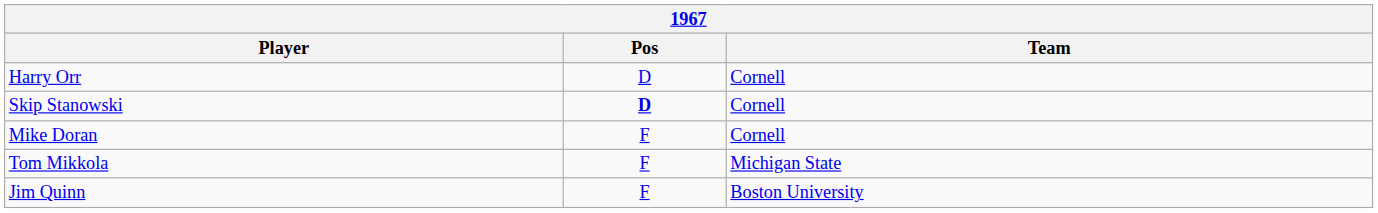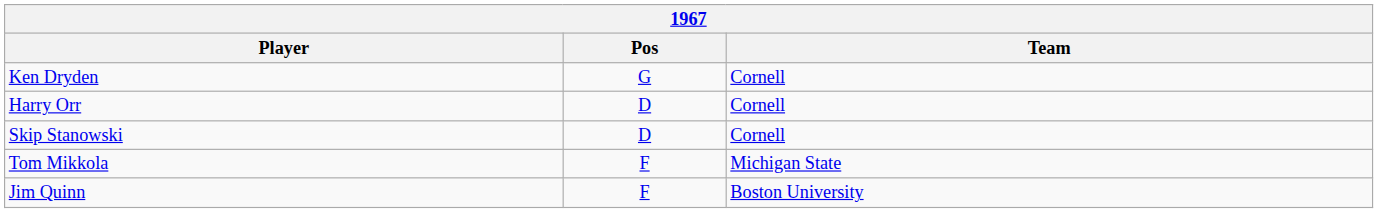+ row: (54, 76)
(645, 105) bold -> (645, 134) normal
- row: (53, 134)
